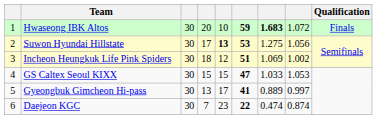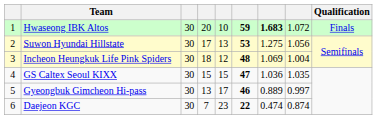(223, 43) bold -> (223, 43) normal
(245, 59) 51 -> (245, 59) 48
(298, 59) 1.002 -> (298, 59) 1.004
(271, 75) 1.033 -> (271, 75) 1.036
(298, 75) 1.053 -> (298, 75) 1.035
(245, 91) 41 -> (245, 91) 46
